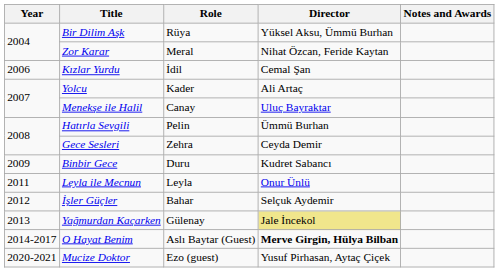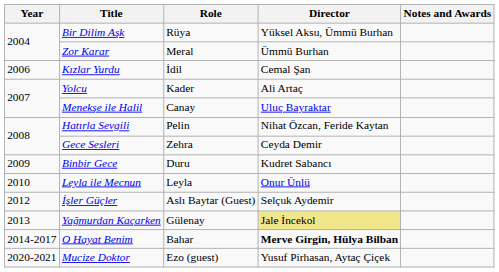(325, 51) Nihat Özcan, Feride Kaytan -> (295, 51) Ümmü Burhan
(295, 126) Ümmü Burhan -> (325, 126) Nihat Özcan, Feride Kaytan
(18, 182) 2011 -> (19, 182) 2010
(180, 201) Bahar -> (211, 201) Aslı Baytar (Guest)
(211, 238) Aslı Baytar (Guest) -> (180, 238) Bahar
